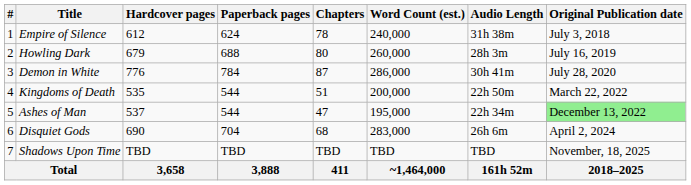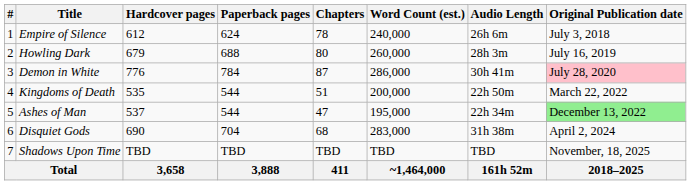(492, 33) 31h 38m -> (489, 33) 26h 6m
(583, 72) no background -> (583, 72) pink background
(489, 131) 26h 6m -> (492, 131) 31h 38m
